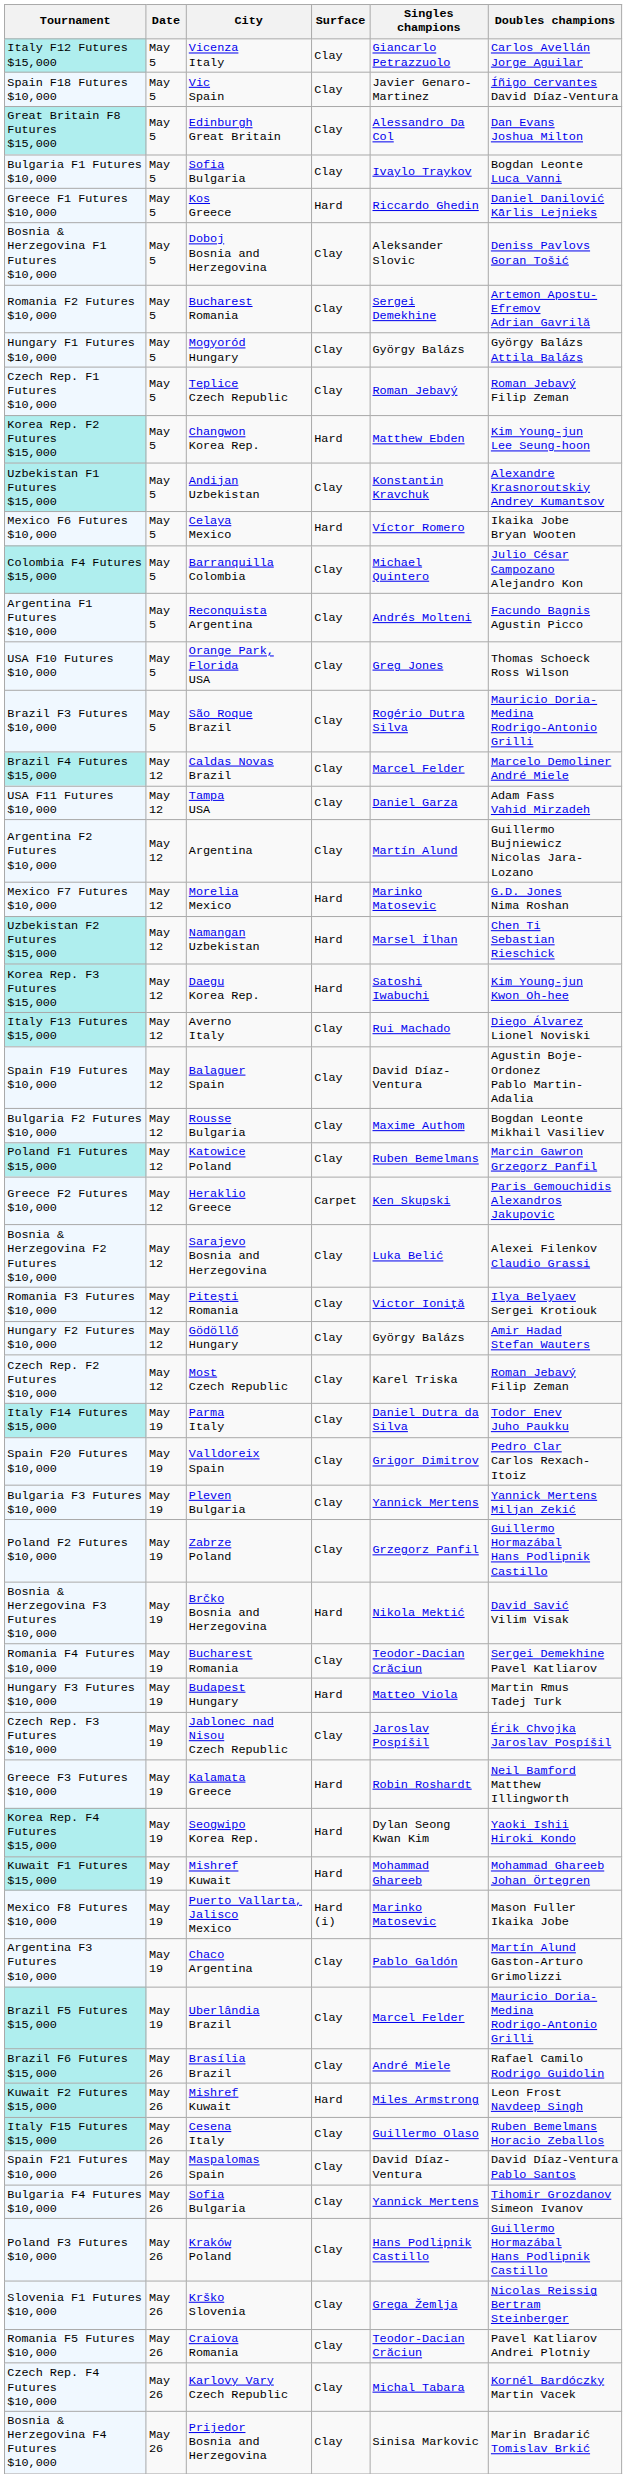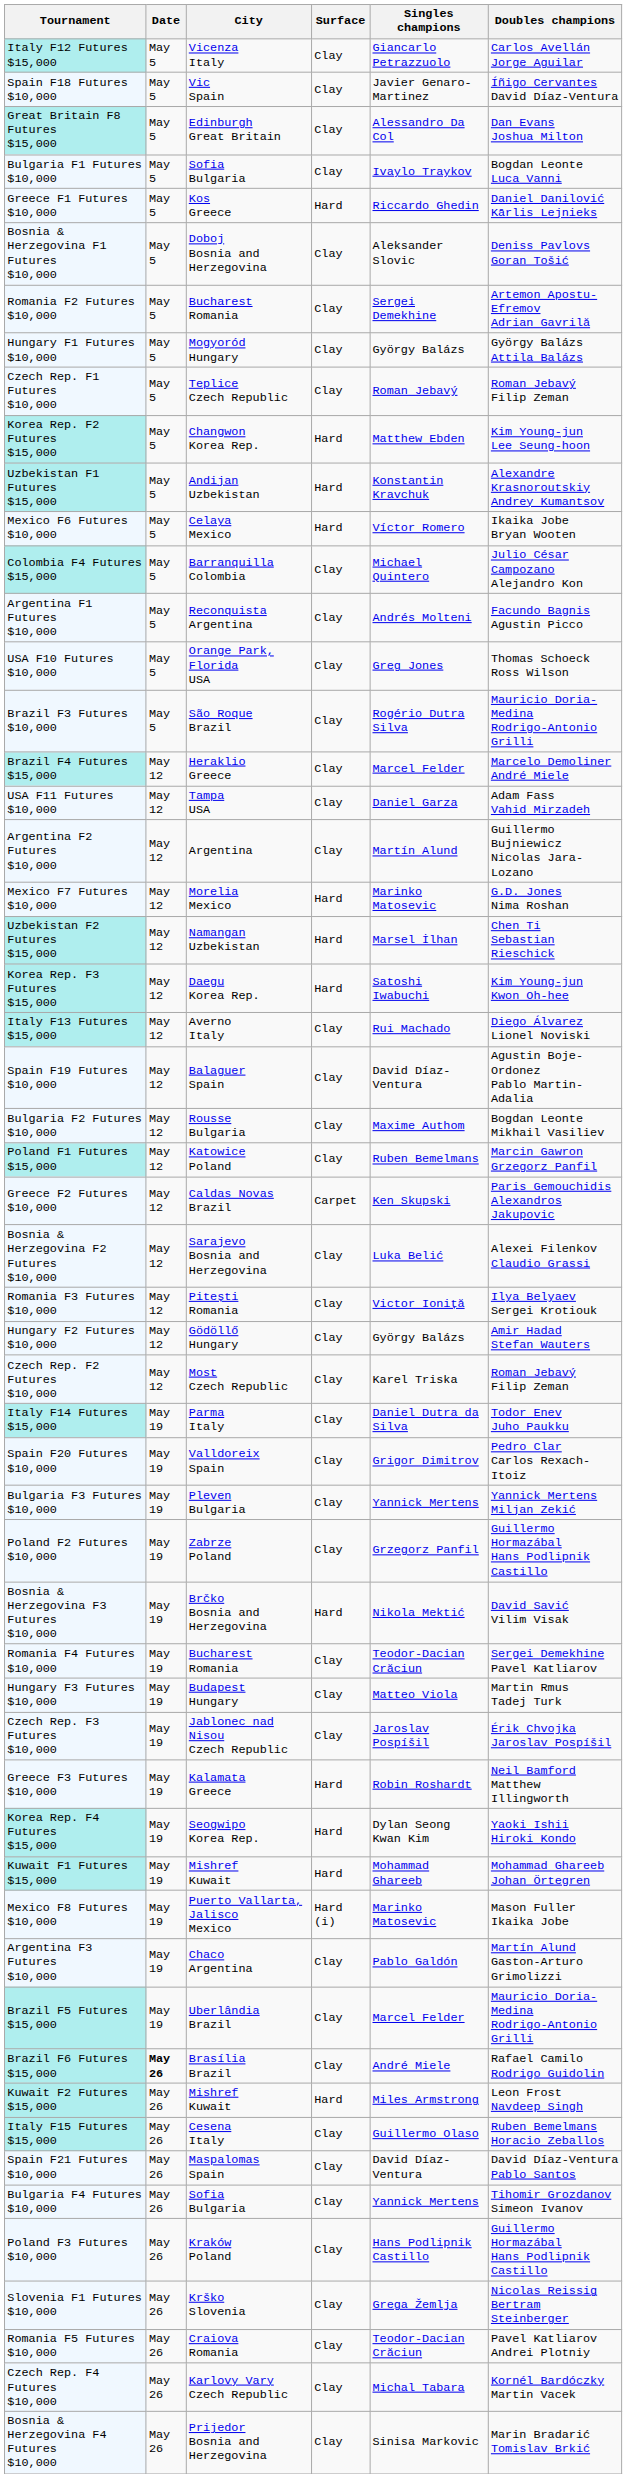(328, 487) Clay -> (328, 487) Hard
(231, 769) Caldas Novas Brazil -> (217, 769) Heraklio Greece
(217, 1201) Heraklio Greece -> (231, 1201) Caldas Novas Brazil
(328, 1695) Hard -> (328, 1695) Clay
(160, 2066) normal -> (160, 2066) bold
